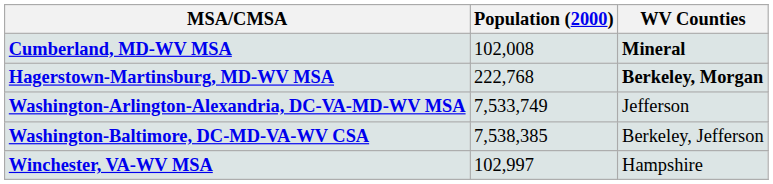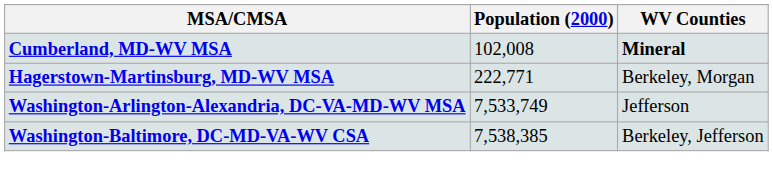(504, 77) 222,768 -> (504, 77) 222,771
(693, 77) bold -> (688, 77) normal
- row: (111, 164)
